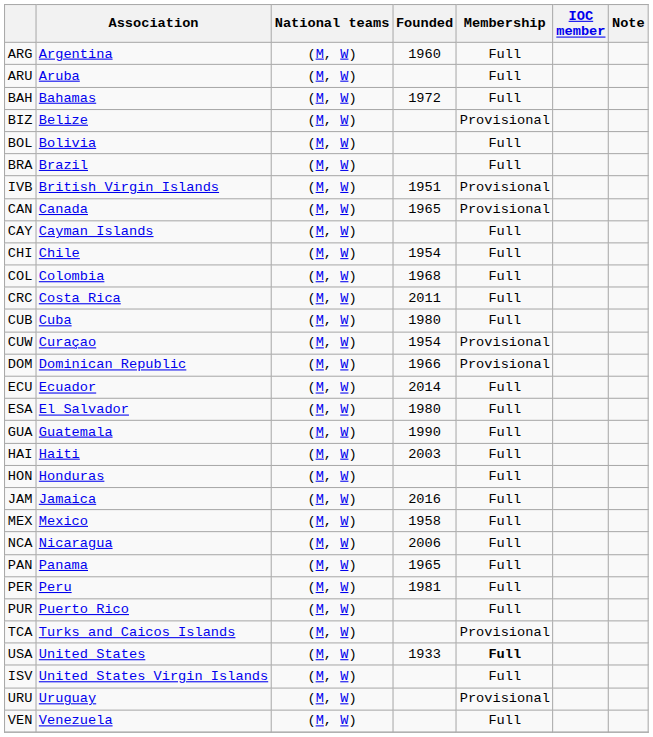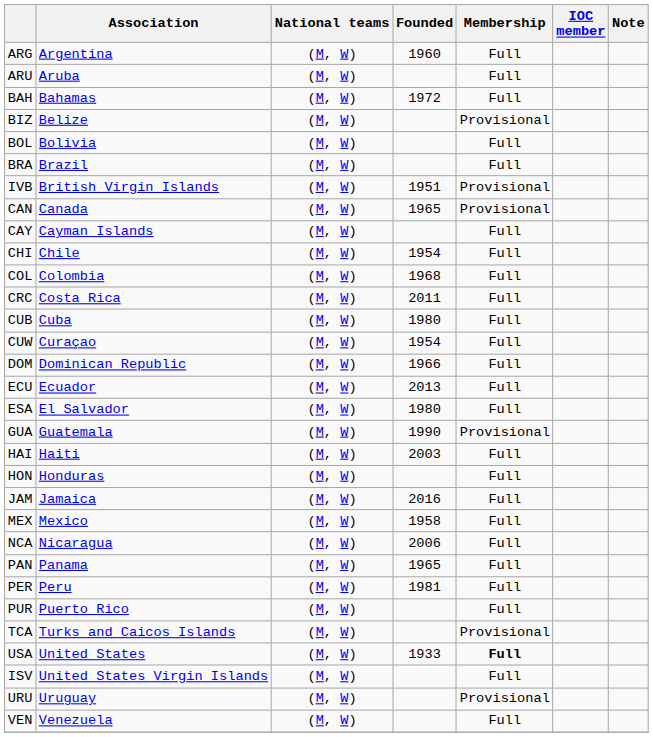(505, 343) Provisional -> (505, 343) Full
(505, 365) Provisional -> (505, 365) Full
(425, 387) 2014 -> (425, 387) 2013
(505, 432) Full -> (505, 432) Provisional
